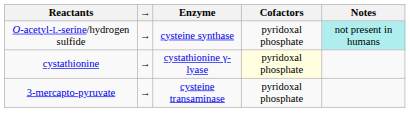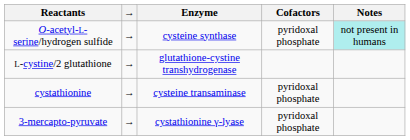+ row: (63, 64)
(197, 64) cystathionine γ-lyase -> (199, 92) cysteine transaminase
(282, 64) lightyellow background -> (298, 92) no background
(197, 92) cysteine transaminase -> (199, 121) cystathionine γ-lyase
